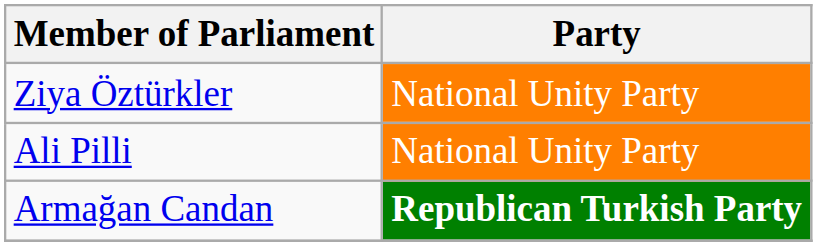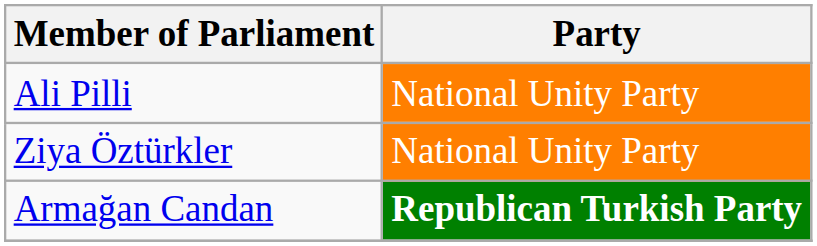rows swapped: (73, 151) <-> (123, 92)
